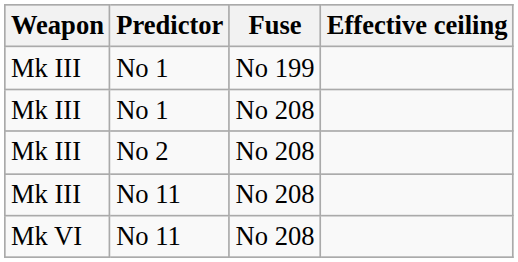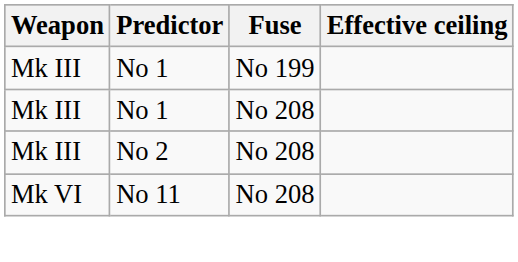- row: (46, 194)
